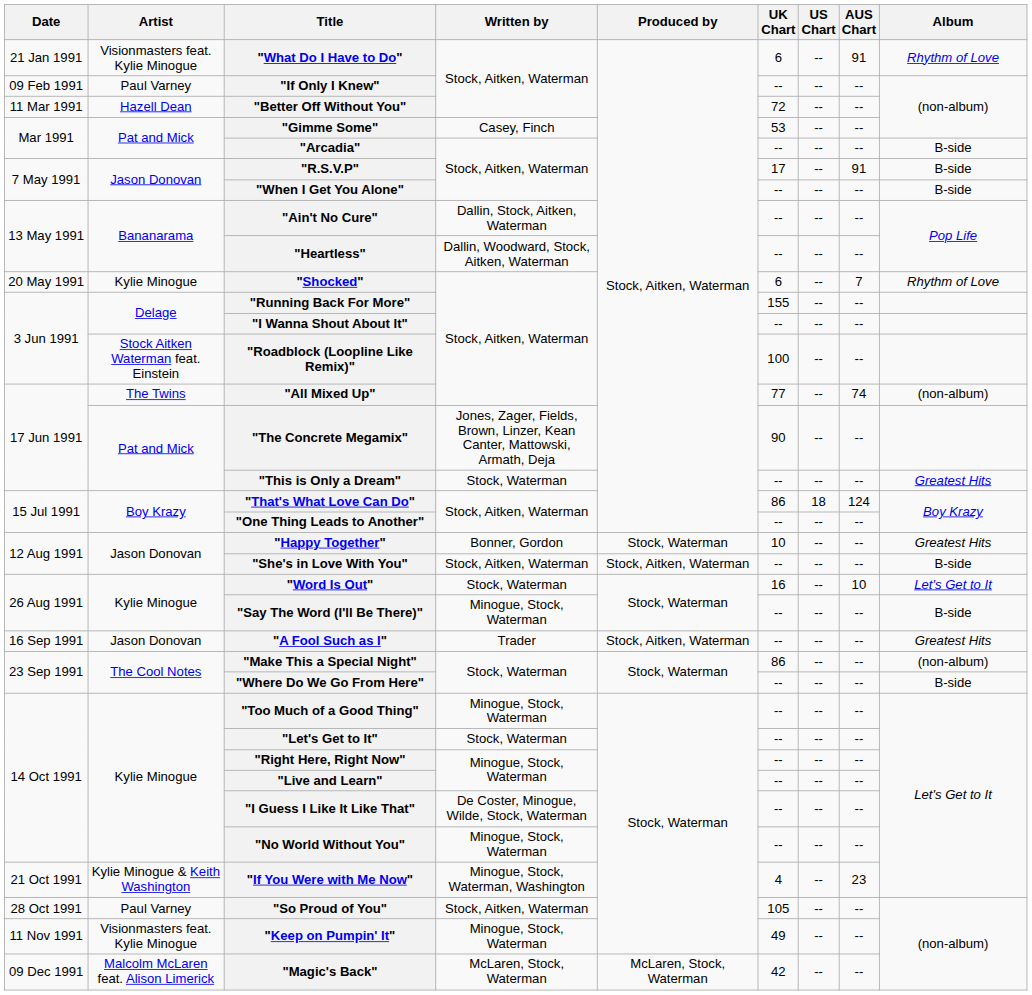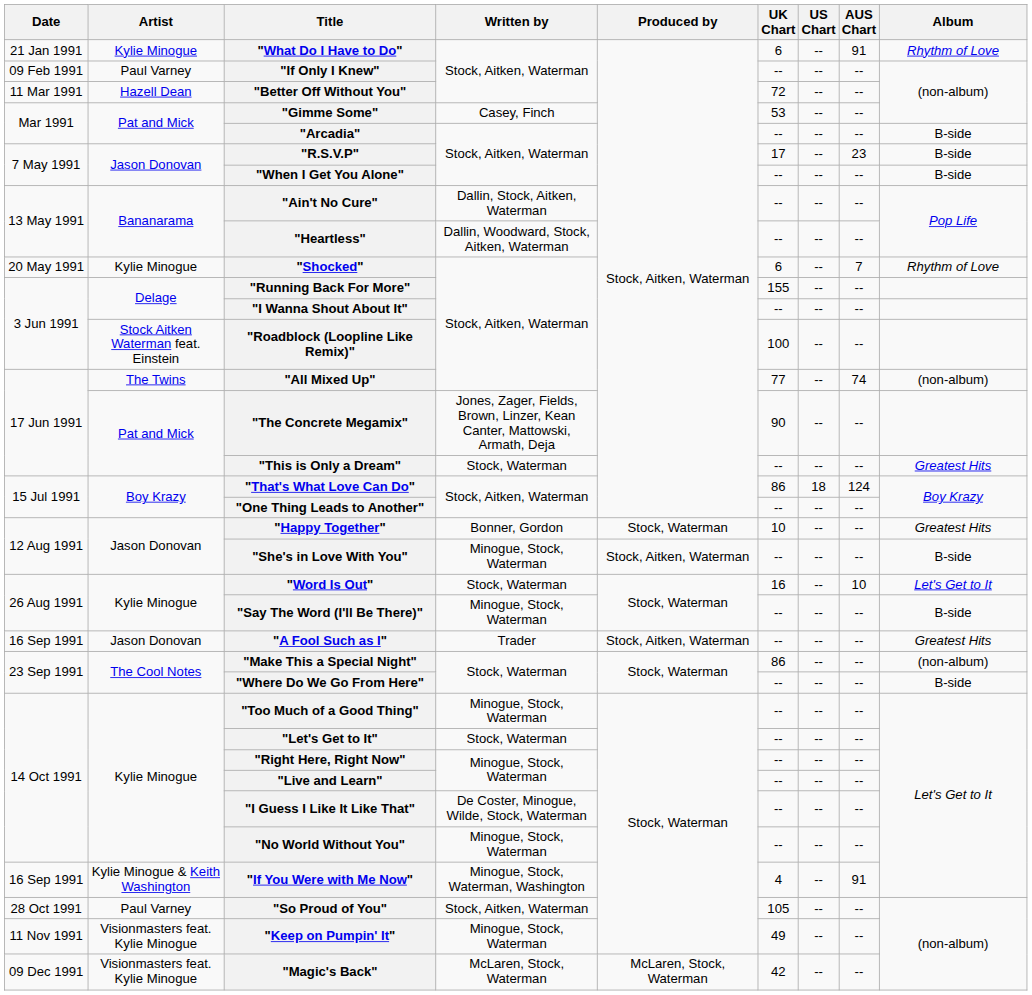(156, 57) Visionmasters feat. Kylie Minogue -> (156, 50) Kylie Minogue
(859, 169) 91 -> (859, 154) 23
(517, 563) Stock, Aitken, Waterman -> (517, 556) Minogue, Stock, Waterman
(46, 880) 21 Oct 1991 -> (46, 880) 16 Sep 1991
(859, 880) 23 -> (859, 880) 91
(156, 971) Malcolm McLaren feat. Alison Limerick -> (156, 971) Visionmasters feat. Kylie Minogue
